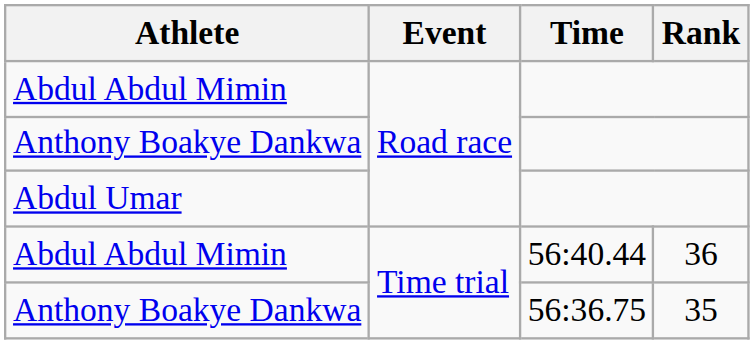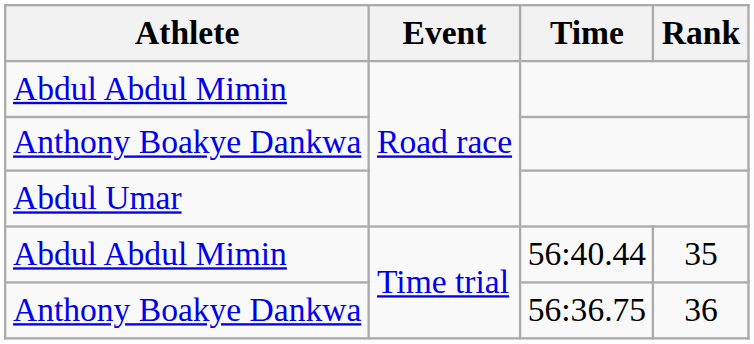(701, 253) 36 -> (701, 253) 35
(701, 309) 35 -> (701, 309) 36
